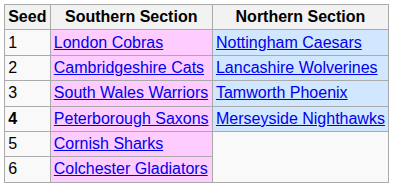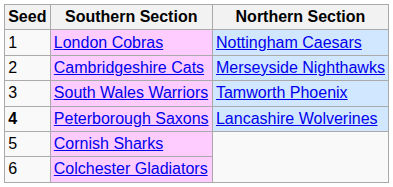(297, 67) Lancashire Wolverines -> (300, 67) Merseyside Nighthawks
(300, 118) Merseyside Nighthawks -> (297, 118) Lancashire Wolverines
